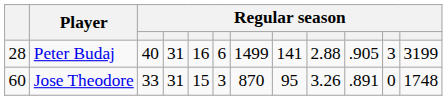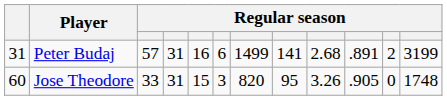(17, 53) 28 -> (17, 53) 31
(150, 53) 40 -> (150, 53) 57
(326, 53) 2.88 -> (326, 53) 2.68
(364, 53) .905 -> (364, 53) .891
(391, 53) 3 -> (391, 53) 2
(251, 80) 870 -> (251, 80) 820
(364, 80) .891 -> (364, 80) .905
